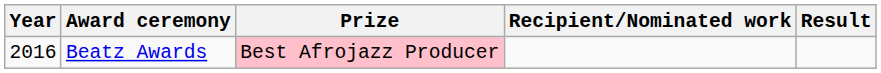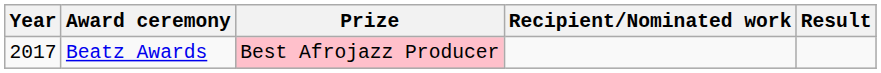(33, 53) 2016 -> (33, 53) 2017
